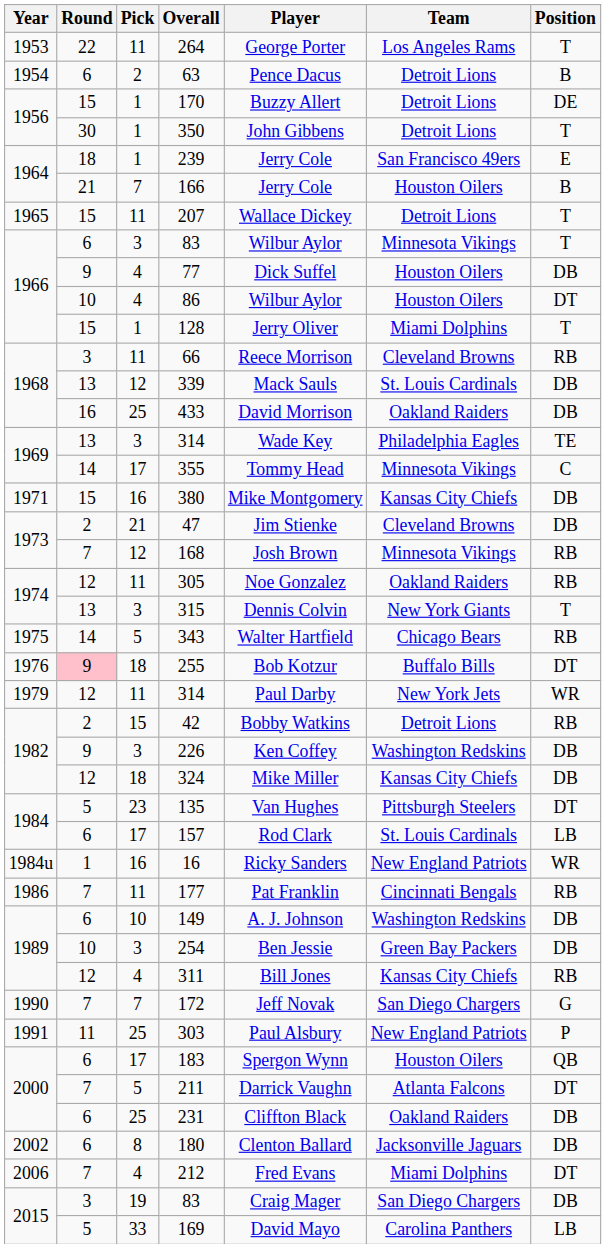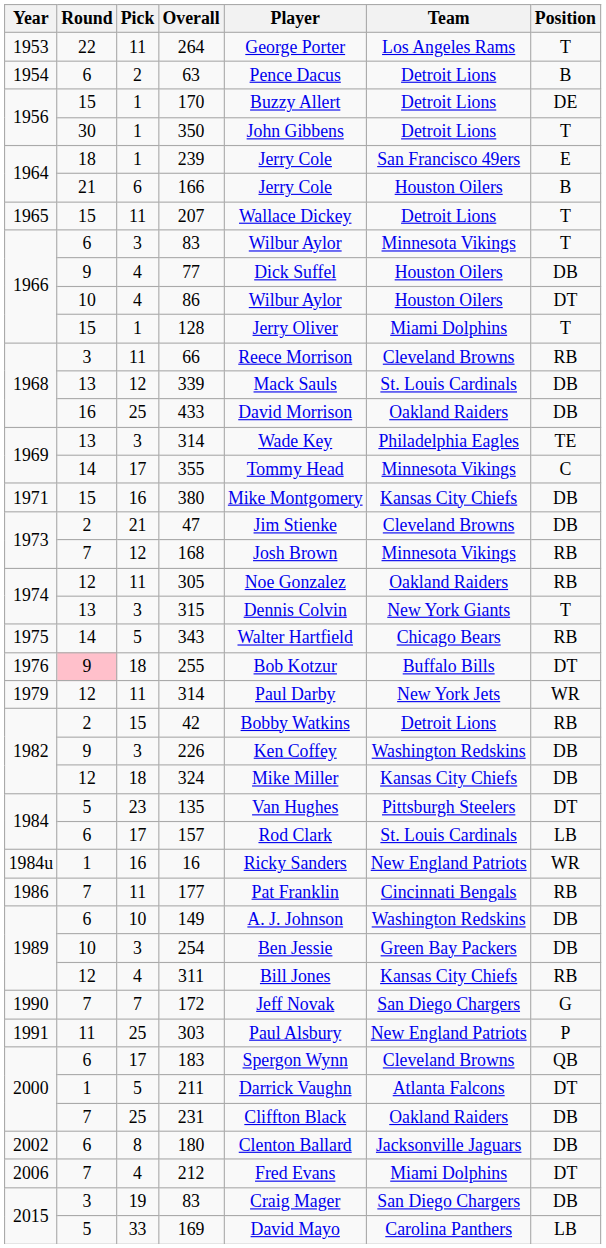(138, 187) 7 -> (138, 187) 6
(449, 1060) Houston Oilers -> (449, 1060) Cleveland Browns
(87, 1088) 7 -> (87, 1088) 1
(87, 1117) 6 -> (87, 1117) 7
